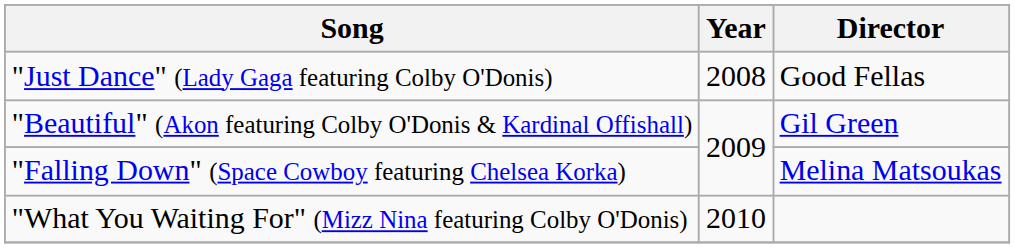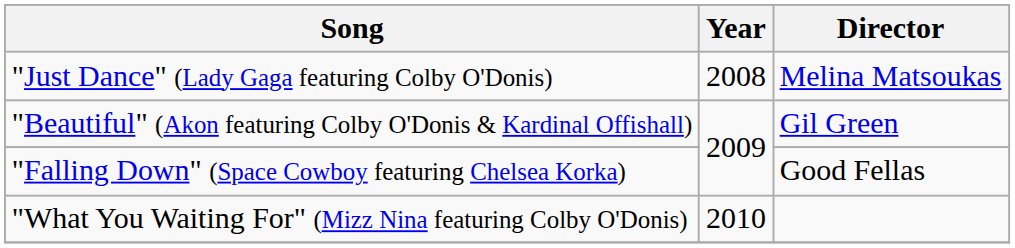(852, 75) Good Fellas -> (891, 75) Melina Matsoukas
(891, 170) Melina Matsoukas -> (852, 170) Good Fellas
